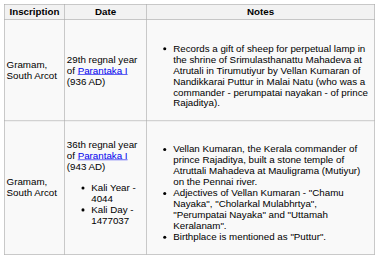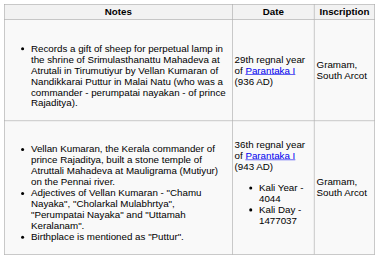columns swapped: (34, 12) <-> (261, 12)
